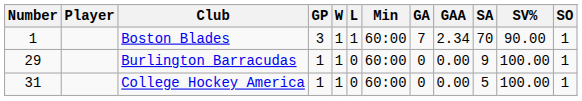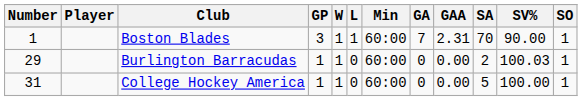(453, 39) 2.34 -> (453, 39) 2.31
(485, 61) 9 -> (485, 61) 2
(525, 61) 100.00 -> (525, 61) 100.03
